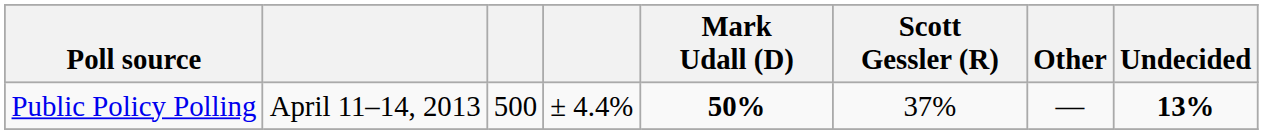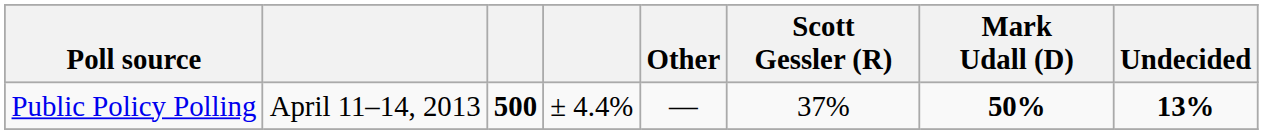columns swapped: (737, 43) <-> (1070, 59)
(515, 105) normal -> (515, 105) bold
